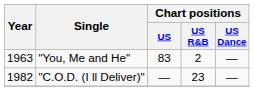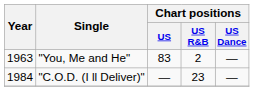(20, 77) 1982 -> (20, 77) 1984
